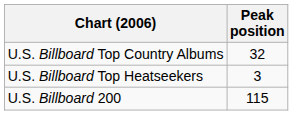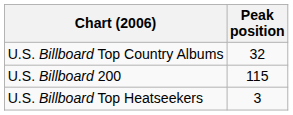rows swapped: (64, 98) <-> (105, 76)
